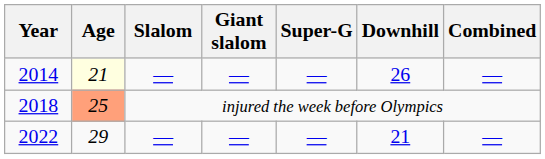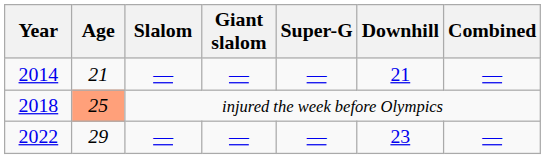(98, 74) lightyellow background -> (98, 74) no background
(400, 74) 26 -> (400, 74) 21
(400, 136) 21 -> (400, 136) 23
